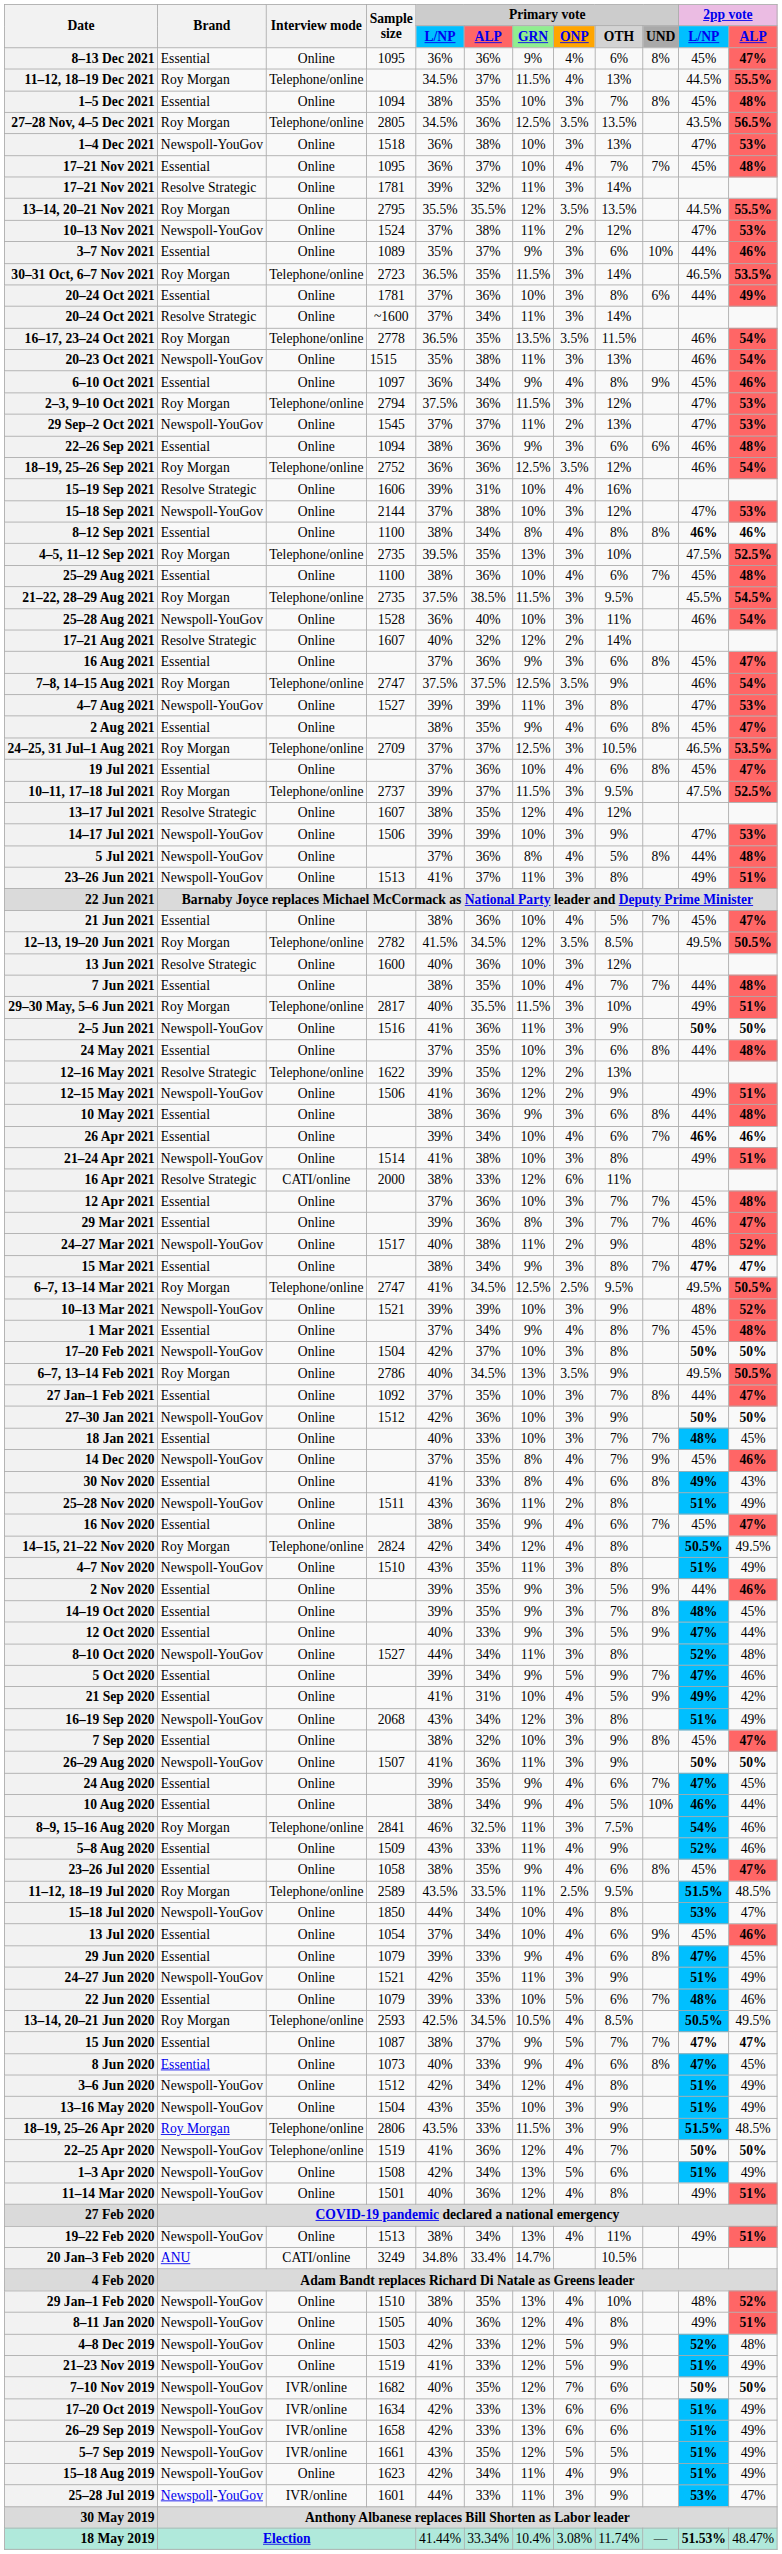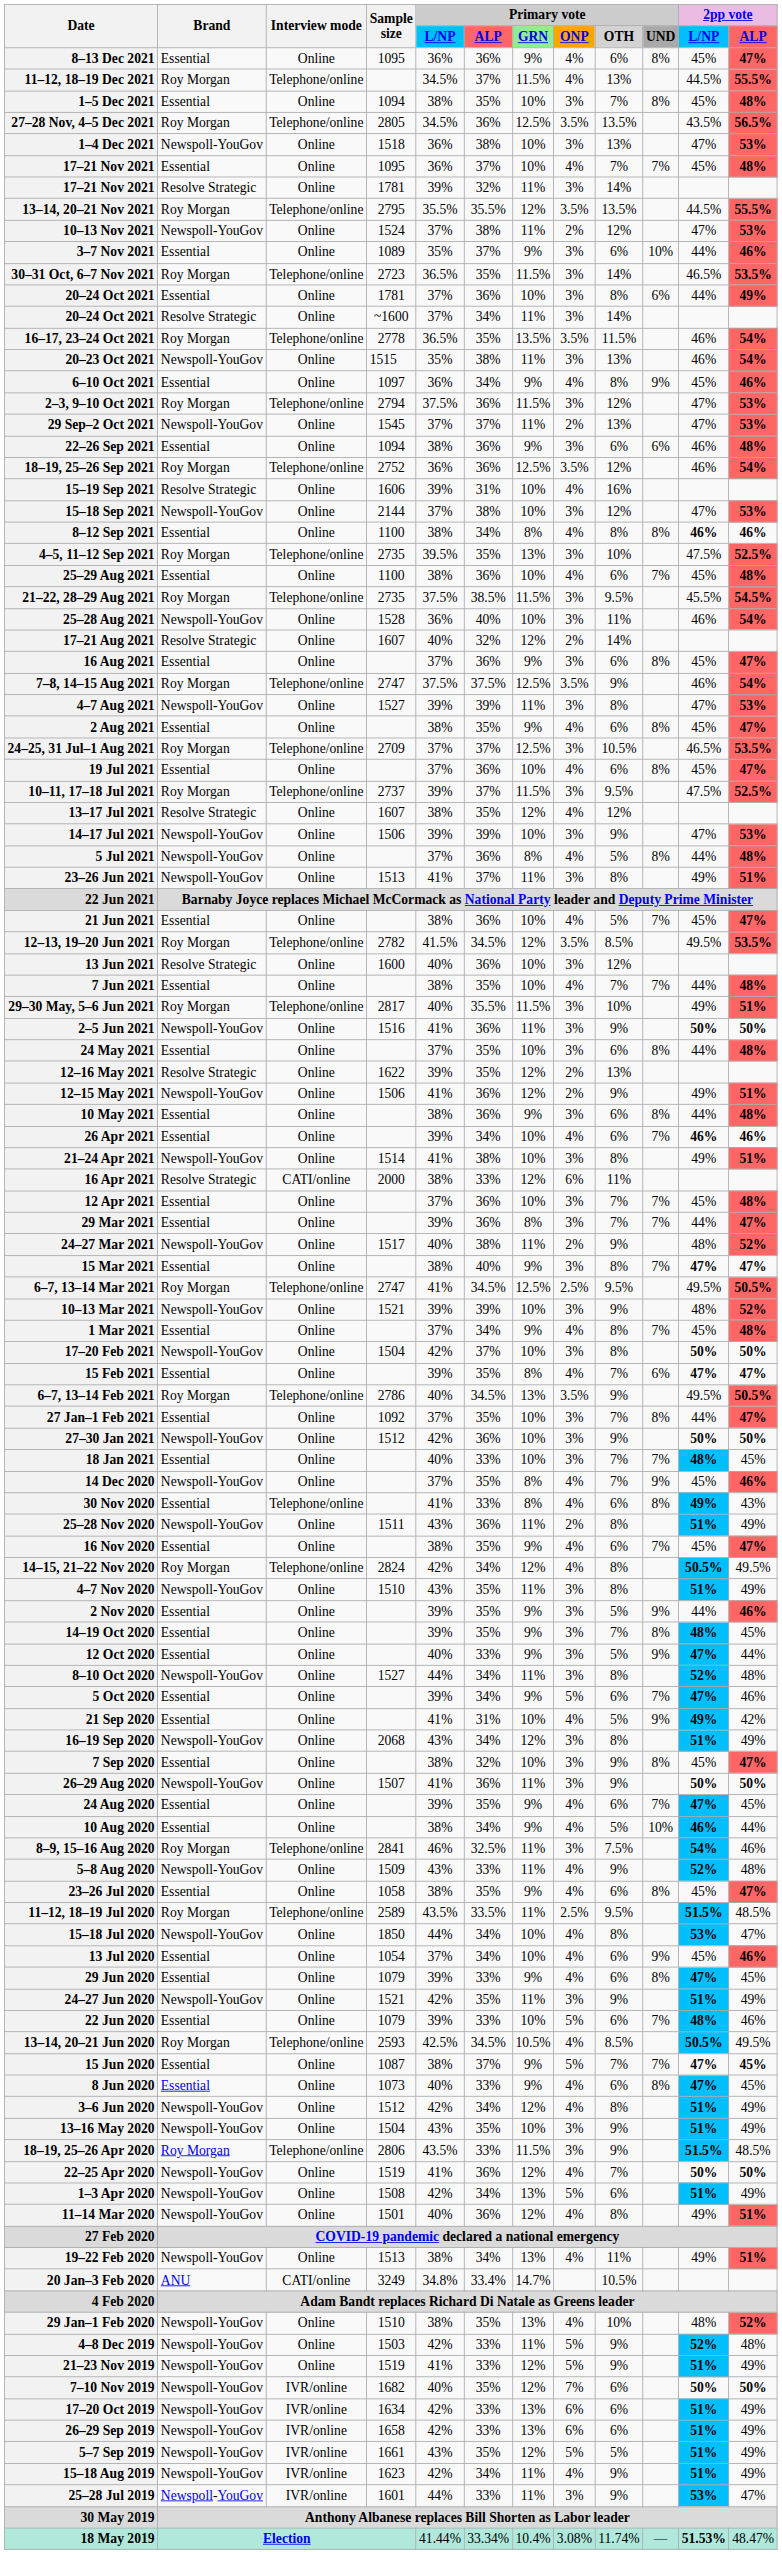(316, 209) Online -> (316, 209) Telephone/online
(753, 942) 50.5% -> (753, 942) 53.5%
(316, 1072) Telephone/online -> (316, 1072) Online
(704, 1223) 46% -> (704, 1223) 44%
(488, 1266) 34% -> (488, 1266) 40%
+ row: (120, 1374)
(316, 1374) Online -> (316, 1395) Telephone/online
(316, 1481) Online -> (316, 1503) Telephone/online
(619, 1676) 9% -> (619, 1697) 6%
(185, 1848) Essential -> (212, 1870) Newspoll-YouGov
(753, 1848) 46% -> (753, 1870) 48%
(753, 2042) 47% -> (753, 2064) 45%
(316, 2150) Telephone/online -> (316, 2172) Online
- row: (114, 2323)
(533, 2344) 12% -> (533, 2344) 11%
(316, 2474) Online -> (316, 2474) IVR/online
